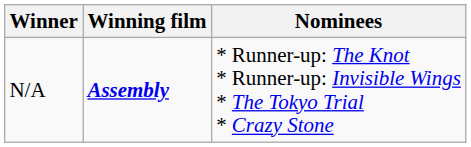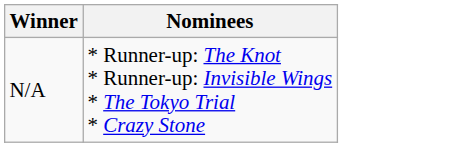- column: (147, 21)
